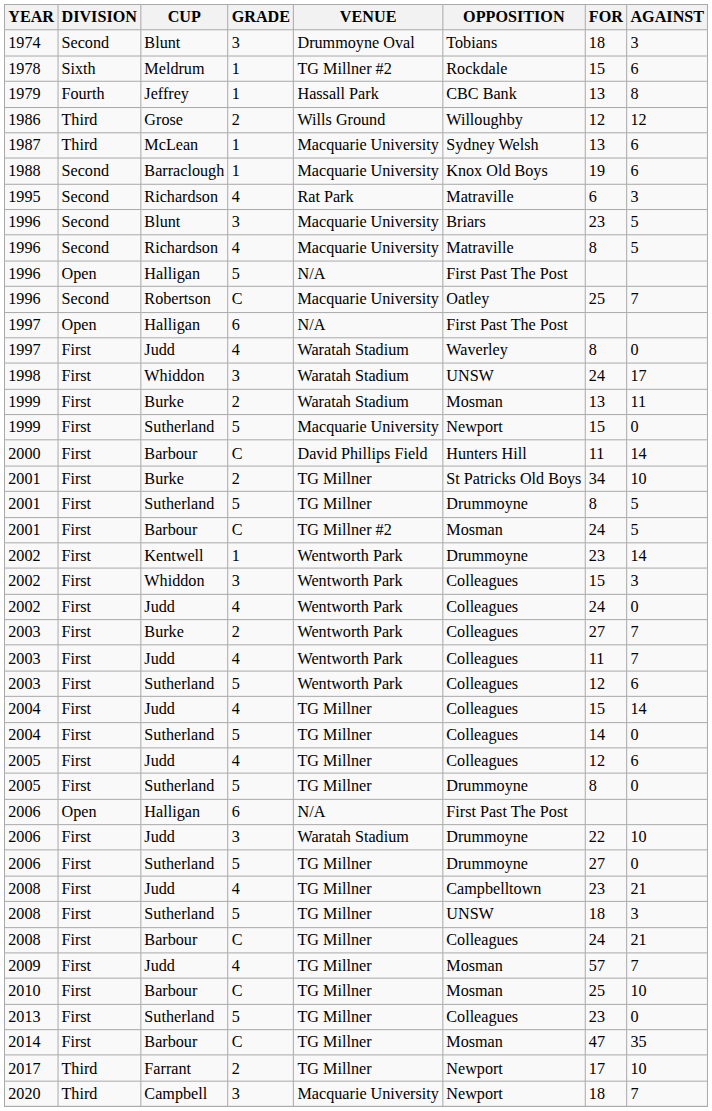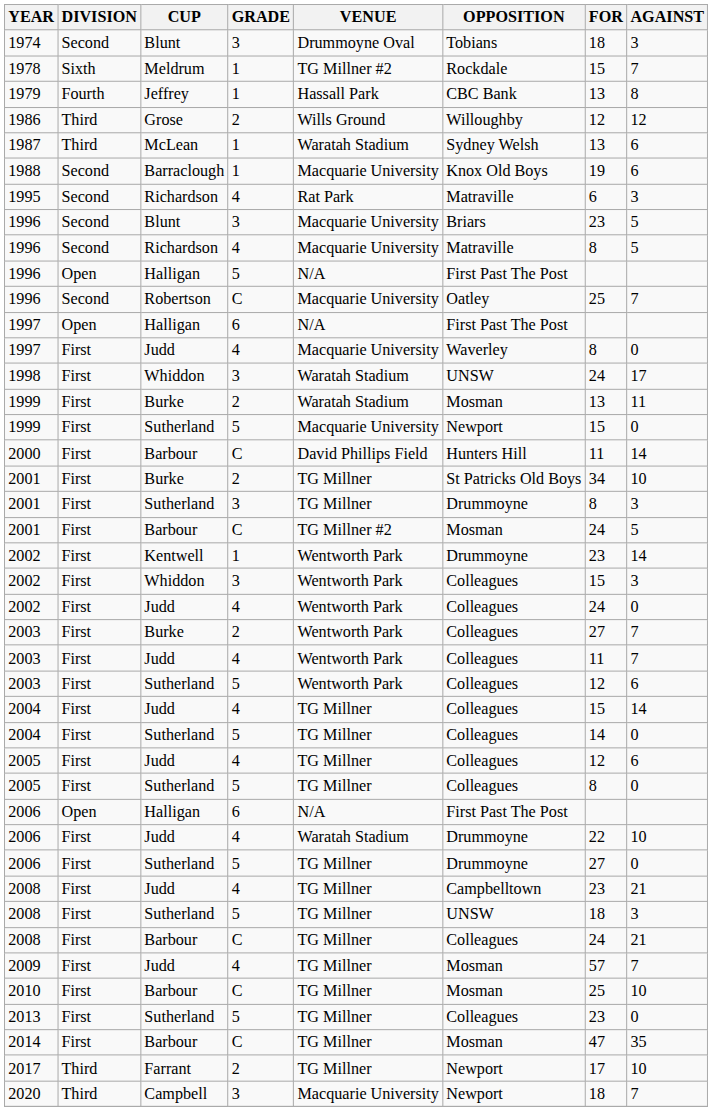(634, 68) 6 -> (634, 68) 7
(368, 145) Macquarie University -> (353, 145) Waratah Stadium
(353, 350) Waratah Stadium -> (368, 350) Macquarie University
(236, 504) 5 -> (236, 504) 3
(634, 504) 5 -> (634, 504) 3
(487, 786) Drummoyne -> (482, 786) Colleagues
(236, 837) 3 -> (236, 837) 4
